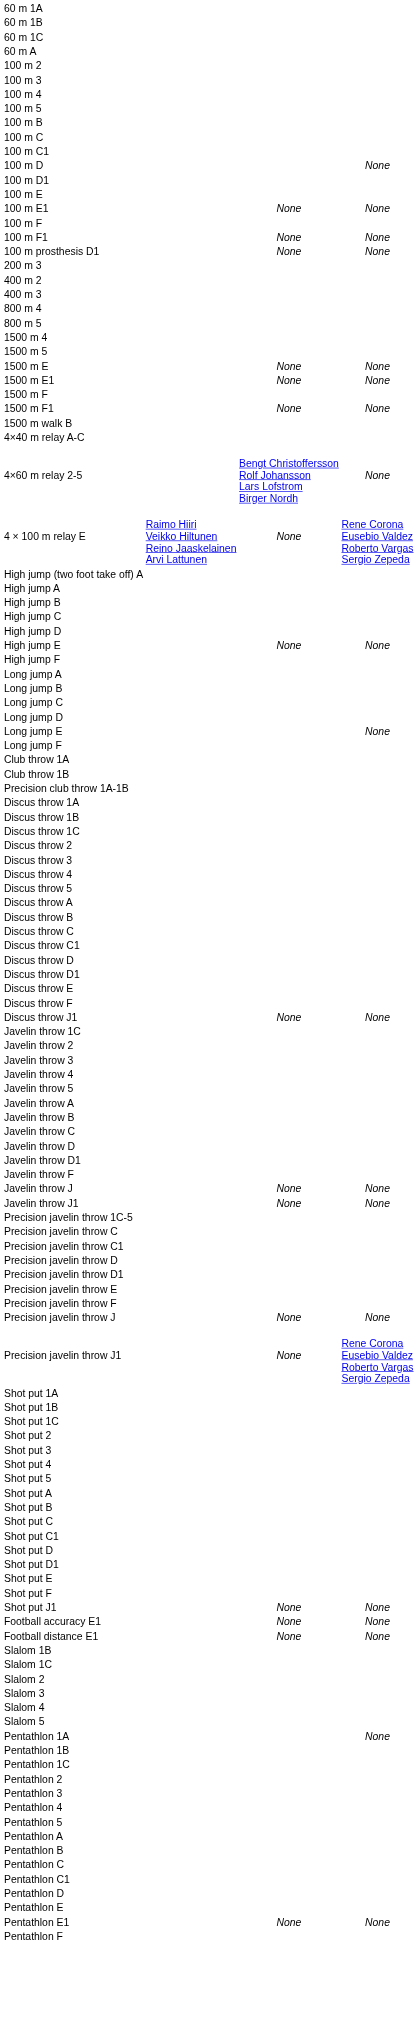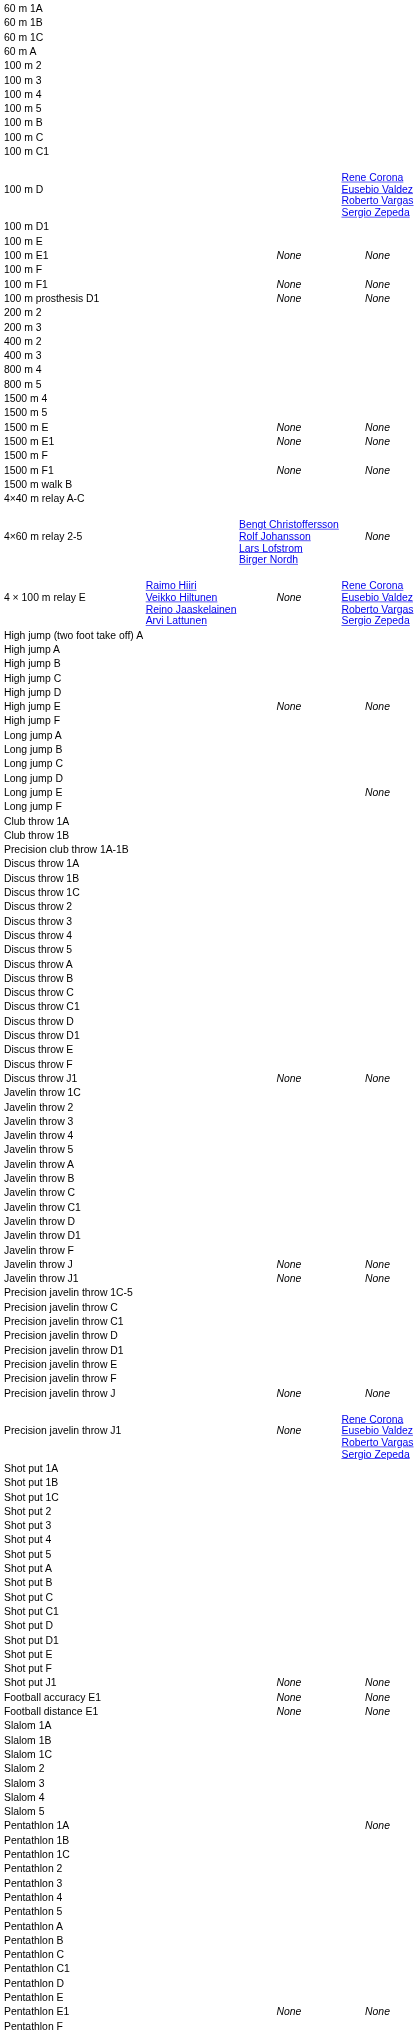(377, 166) None -> (377, 195) Rene Corona Eusebio Valdez Roberto Vargas Sergio Zepeda
+ row: (23, 313)
+ row: (42, 1207)
+ row: (28, 1726)
